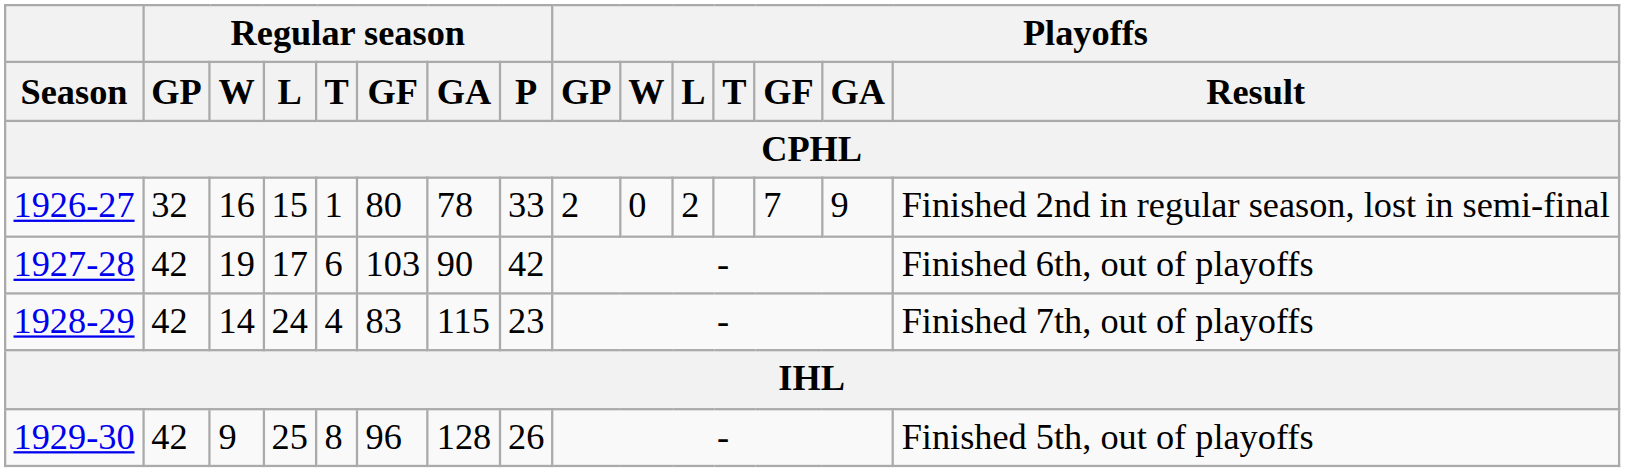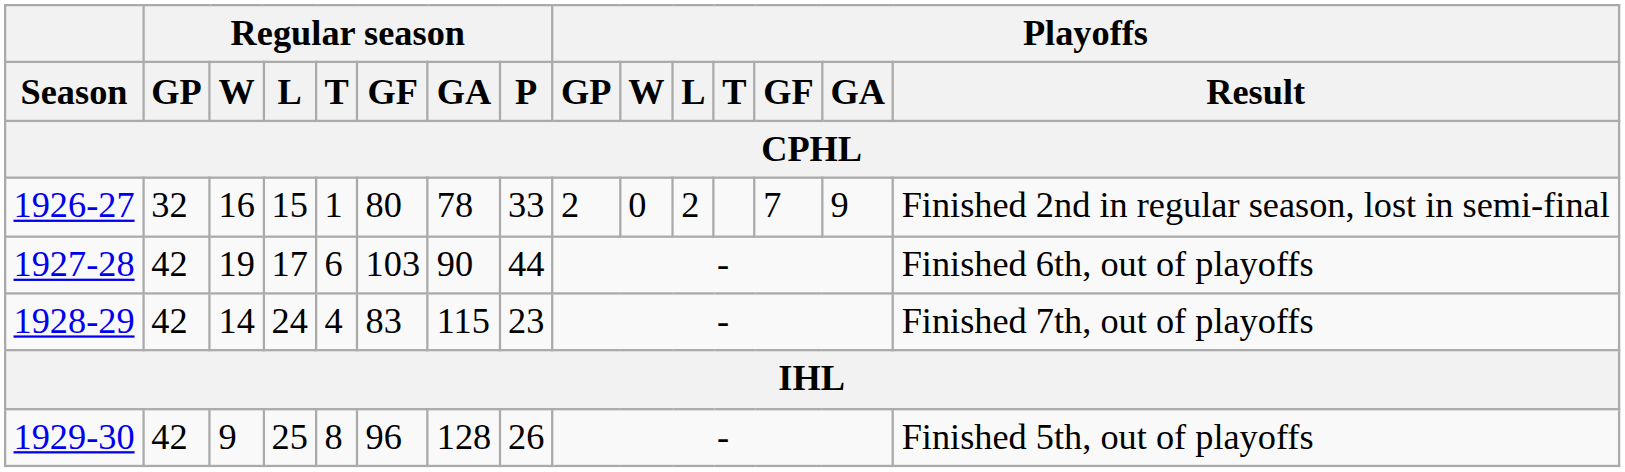(526, 263) 42 -> (526, 263) 44
